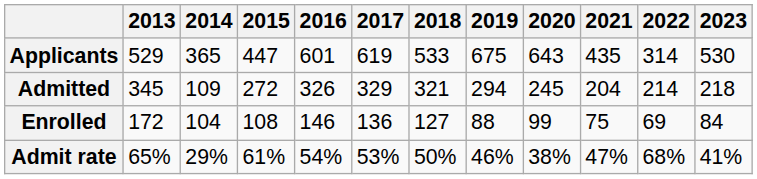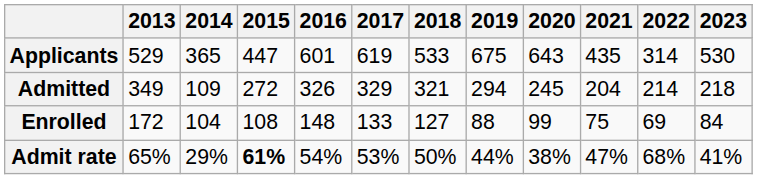(146, 88) 345 -> (146, 88) 349
(317, 122) 146 -> (317, 122) 148
(375, 122) 136 -> (375, 122) 133
(264, 156) normal -> (264, 156) bold
(492, 156) 46% -> (492, 156) 44%
